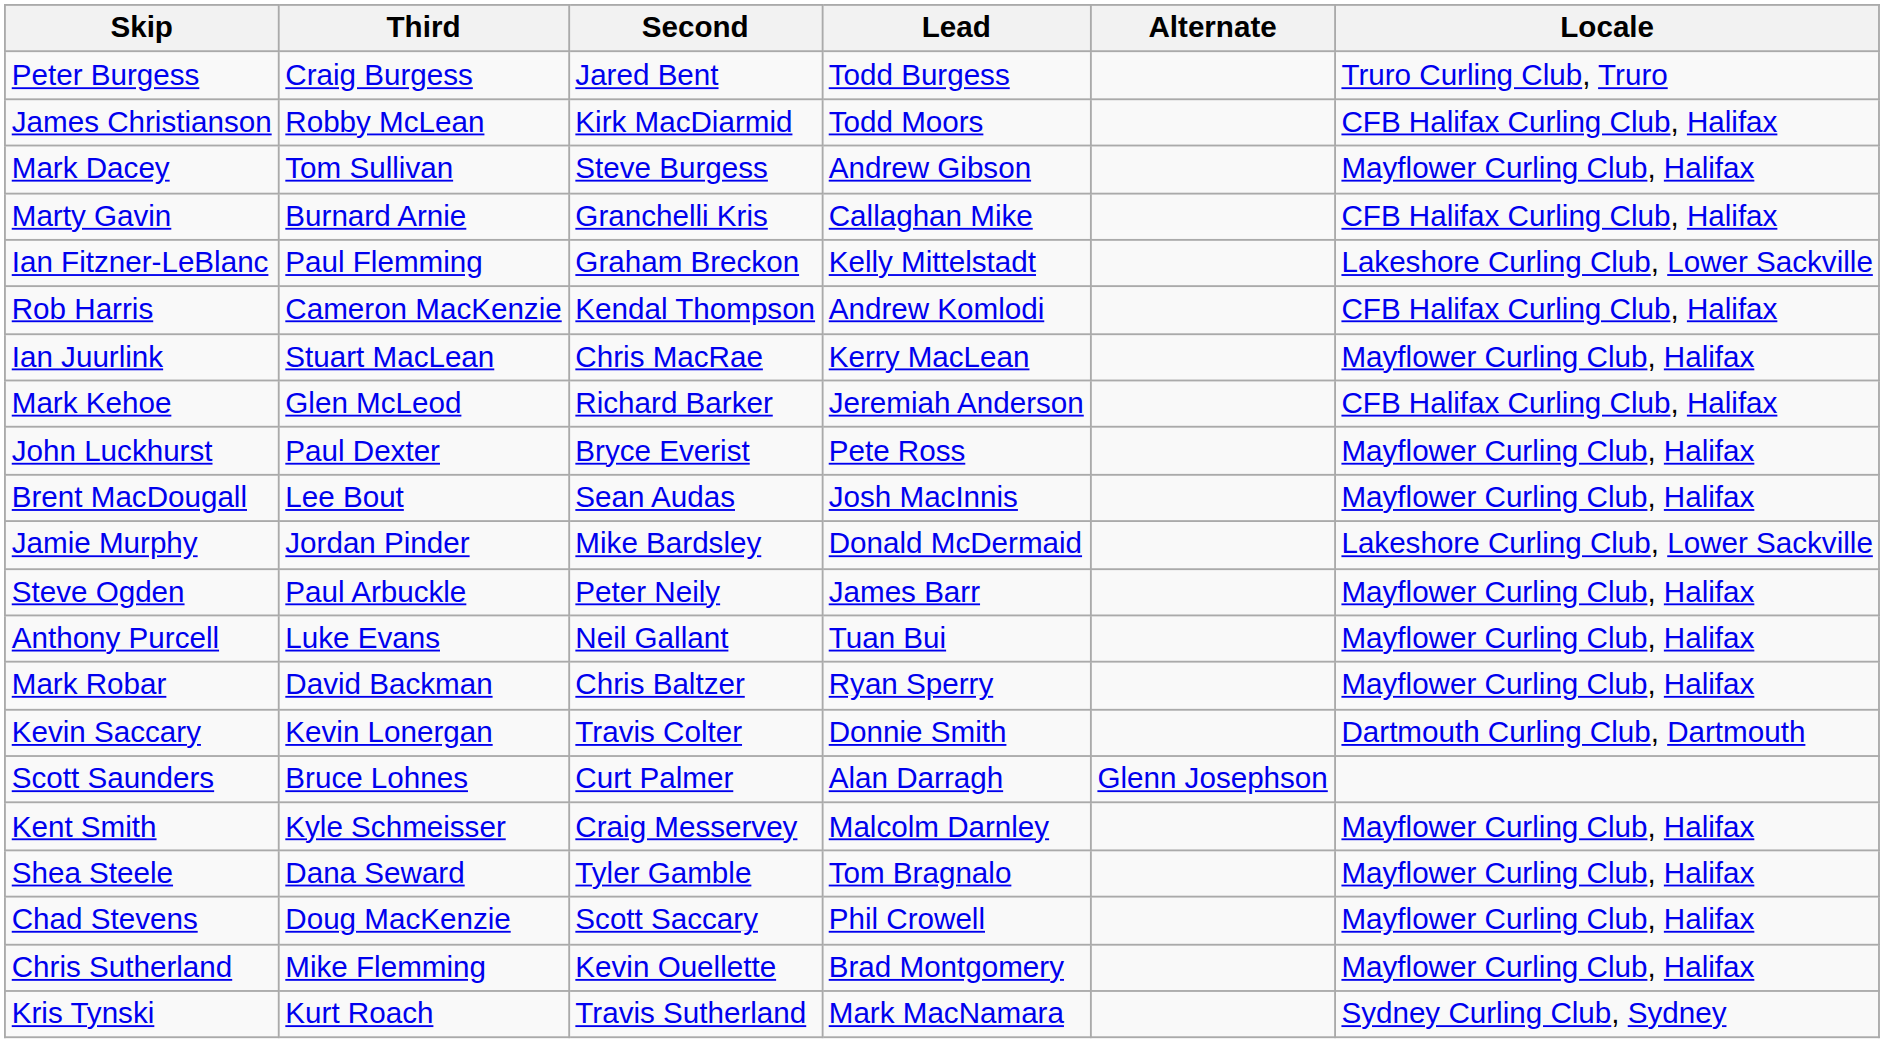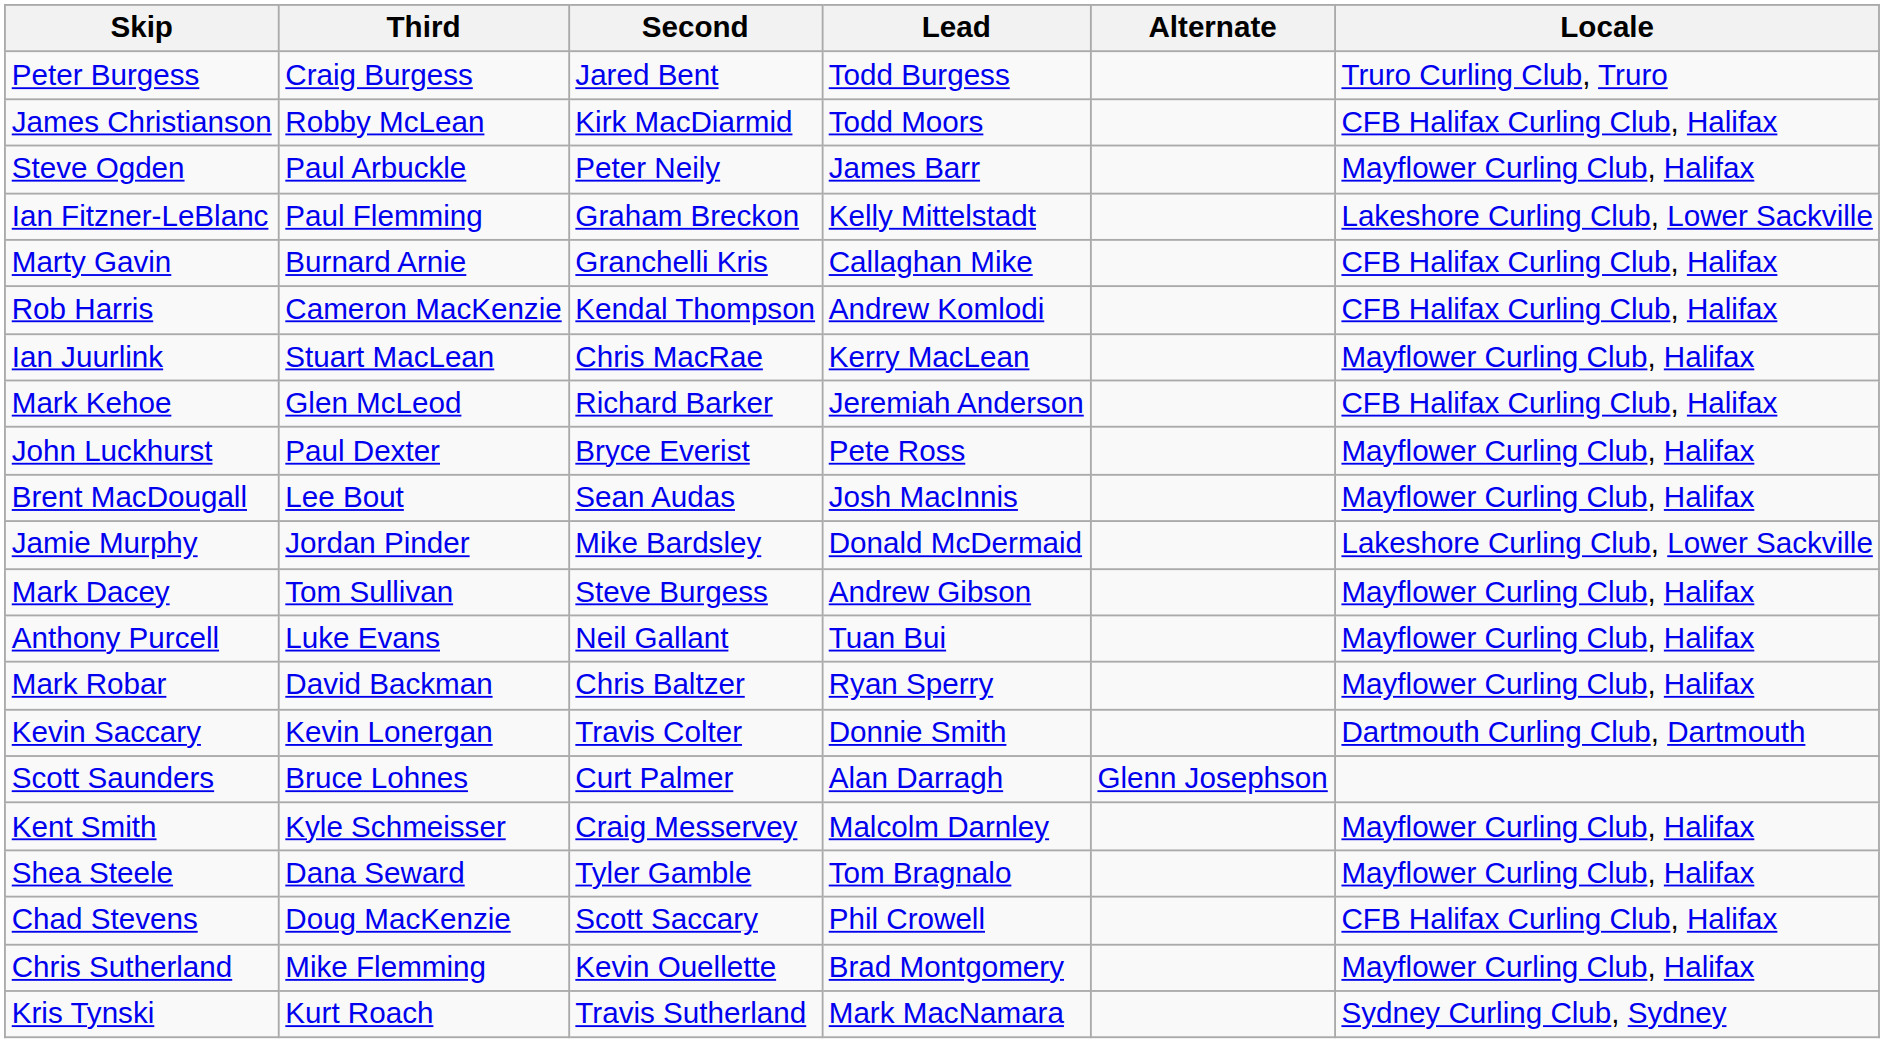rows swapped: (91, 168) <-> (98, 591)
rows swapped: (140, 262) <-> (92, 215)
(1548, 919) Mayflower Curling Club, Halifax -> (1559, 919) CFB Halifax Curling Club, Halifax
